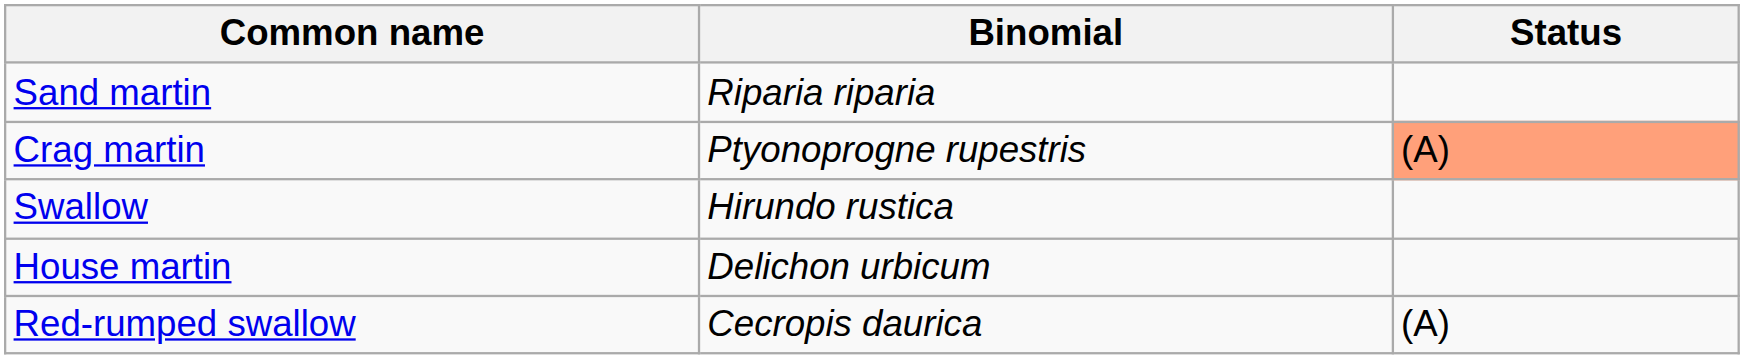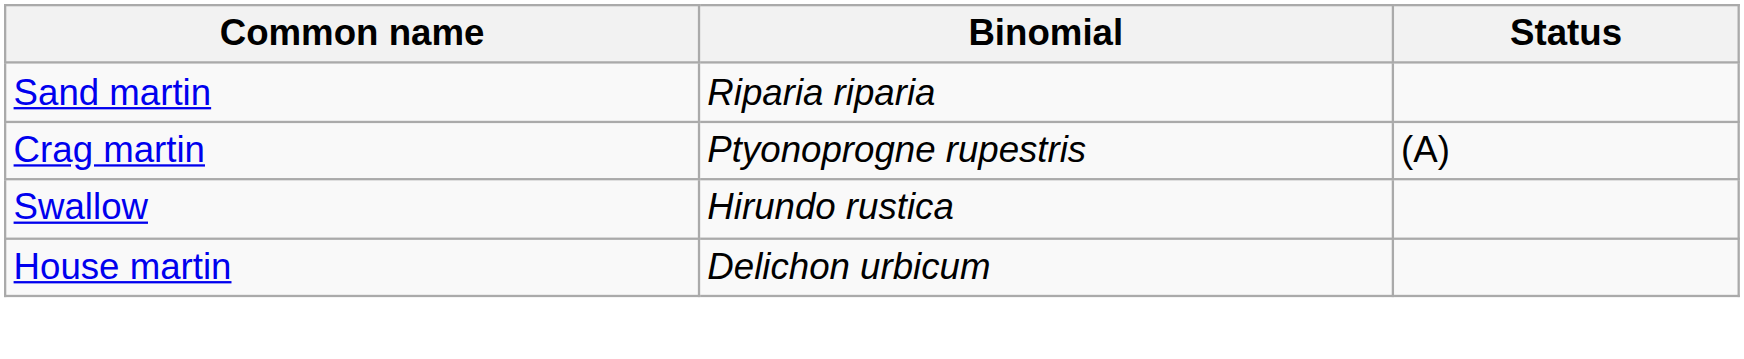(1426, 149) lightsalmon background -> (1426, 149) no background
- row: (185, 324)
